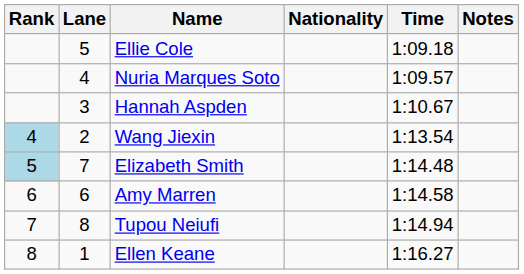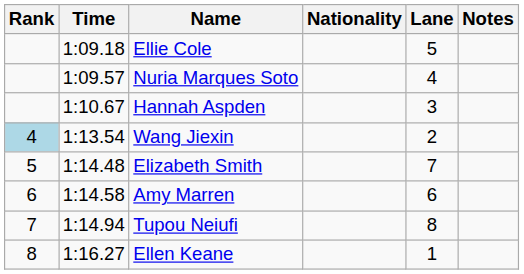columns swapped: (84, 19) <-> (423, 19)
(32, 166) lightblue background -> (32, 166) no background
